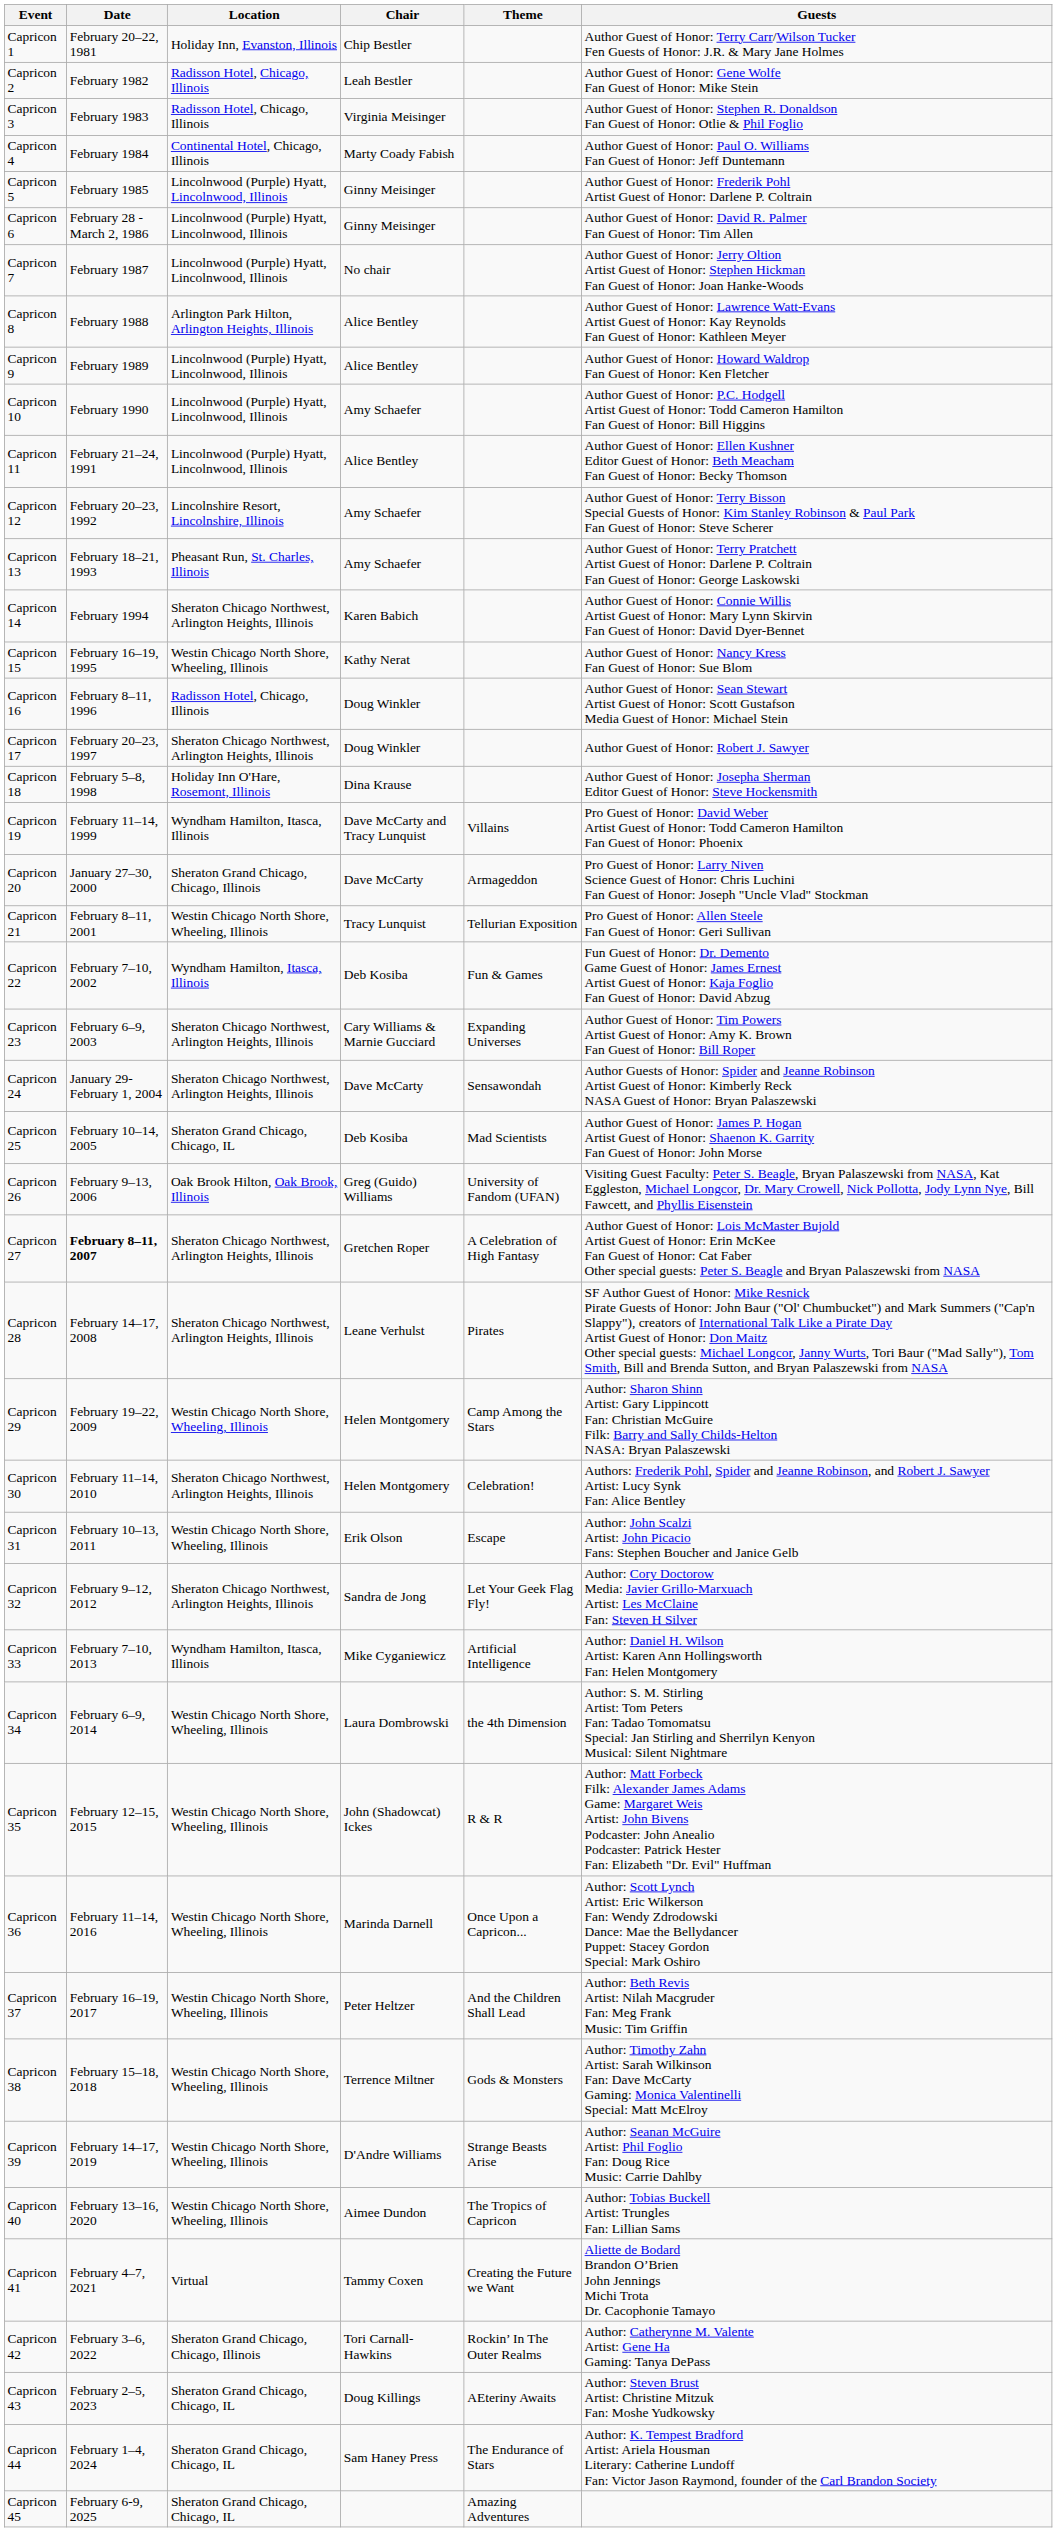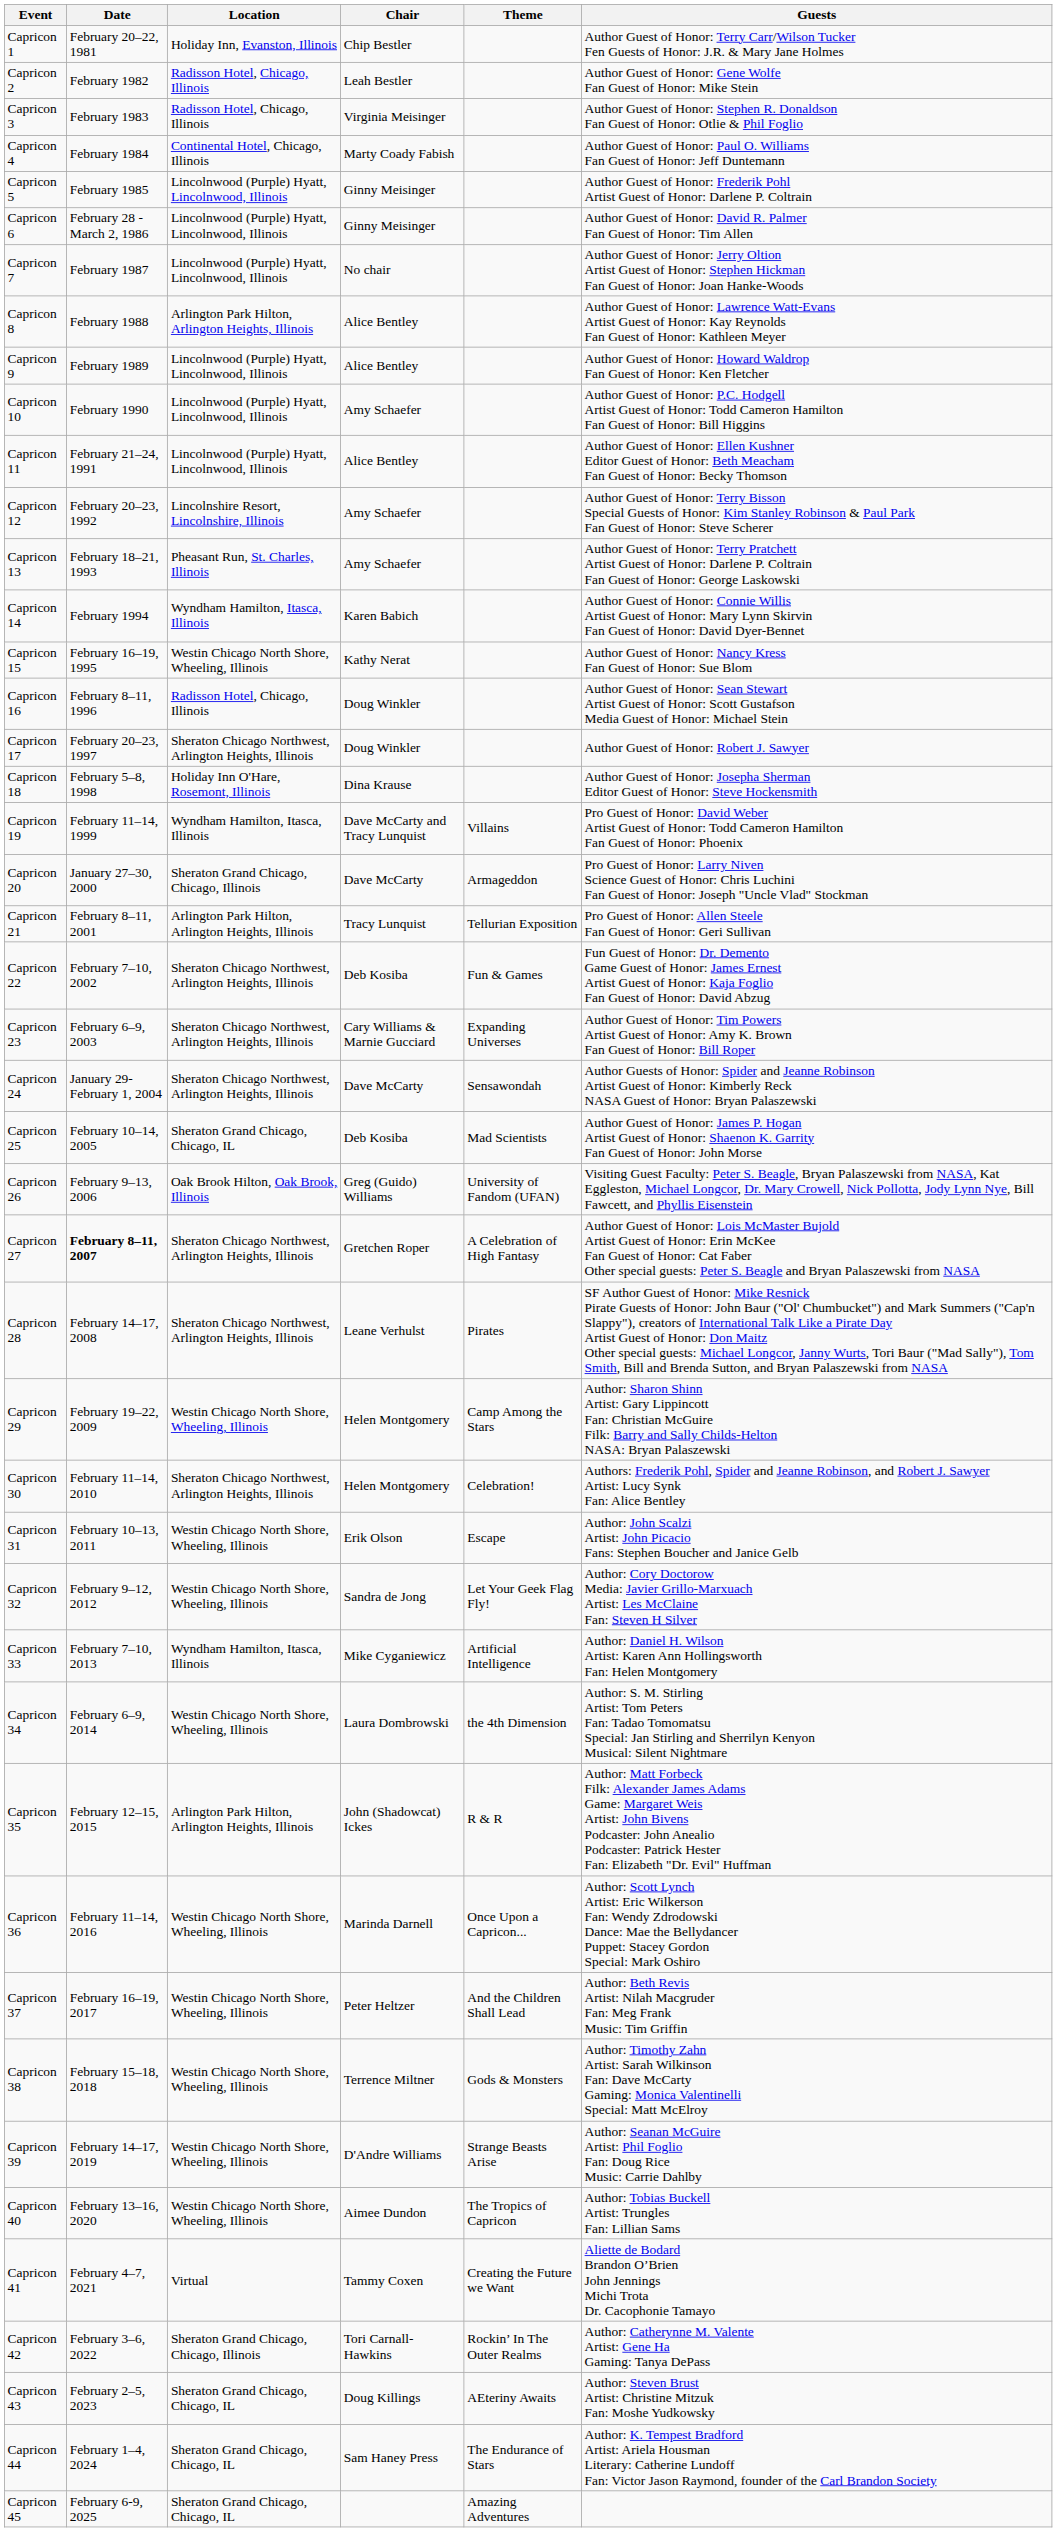(250, 615) Sheraton Chicago Northwest, Arlington Heights, Illinois -> (246, 615) Wyndham Hamilton, Itasca, Illinois
(250, 923) Westin Chicago North Shore, Wheeling, Illinois -> (242, 923) Arlington Park Hilton, Arlington Heights, Illinois
(246, 975) Wyndham Hamilton, Itasca, Illinois -> (250, 975) Sheraton Chicago Northwest, Arlington Heights, Illinois
(250, 1596) Sheraton Chicago Northwest, Arlington Heights, Illinois -> (250, 1596) Westin Chicago North Shore, Wheeling, Illinois
(250, 1819) Westin Chicago North Shore, Wheeling, Illinois -> (242, 1819) Arlington Park Hilton, Arlington Heights, Illinois
